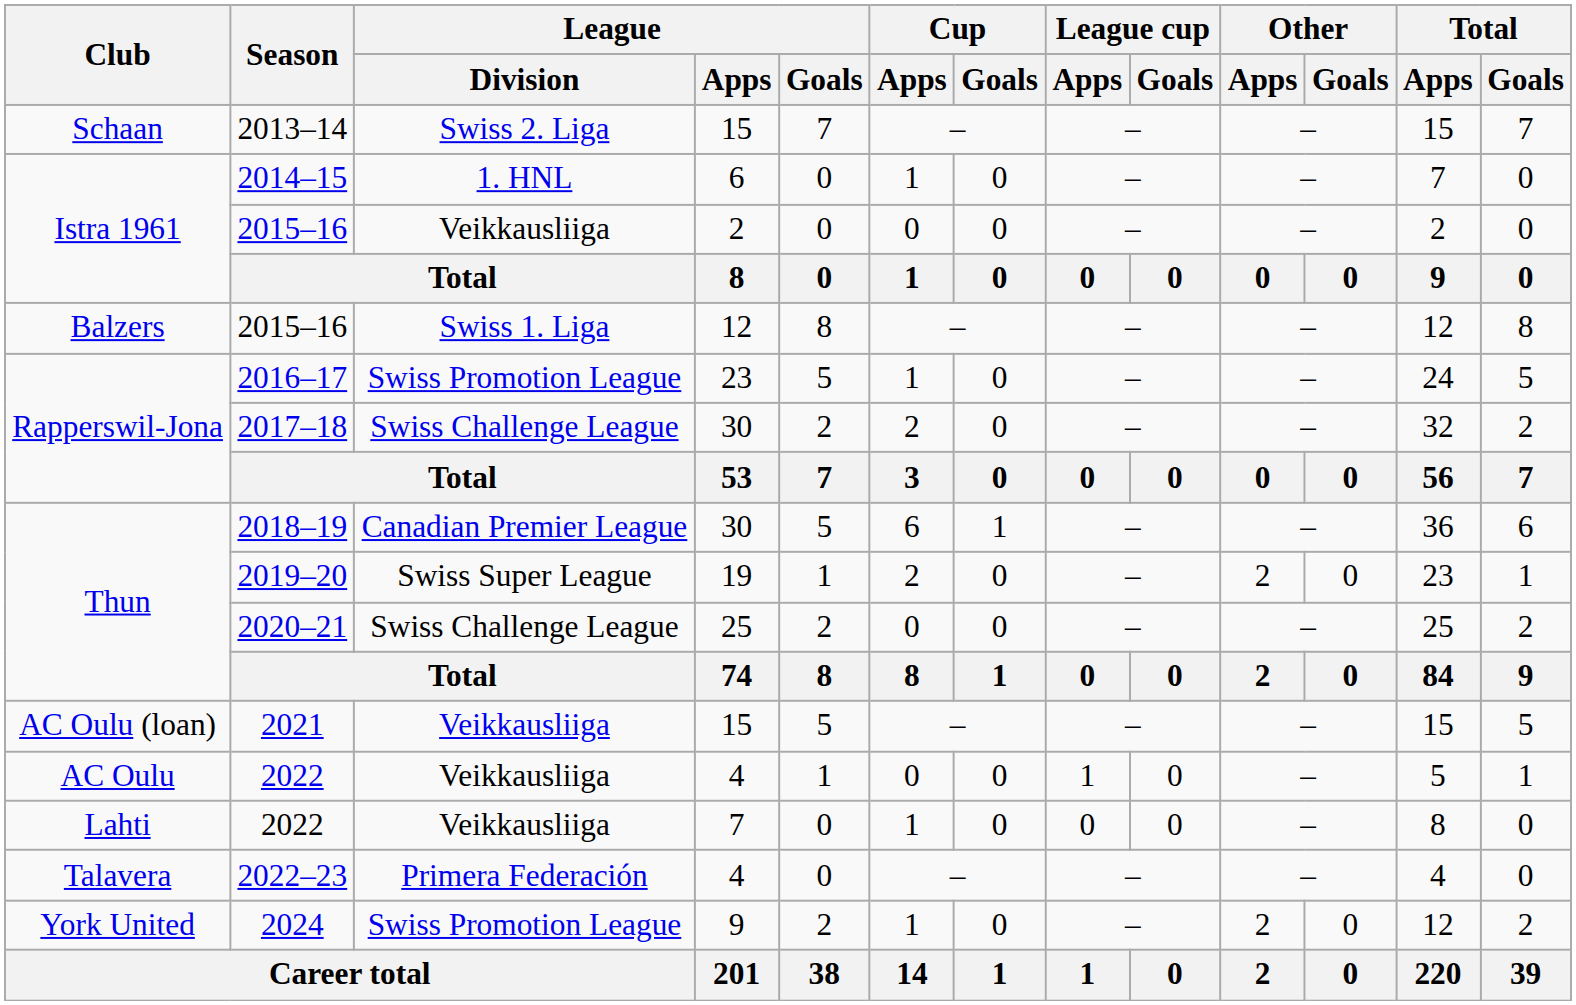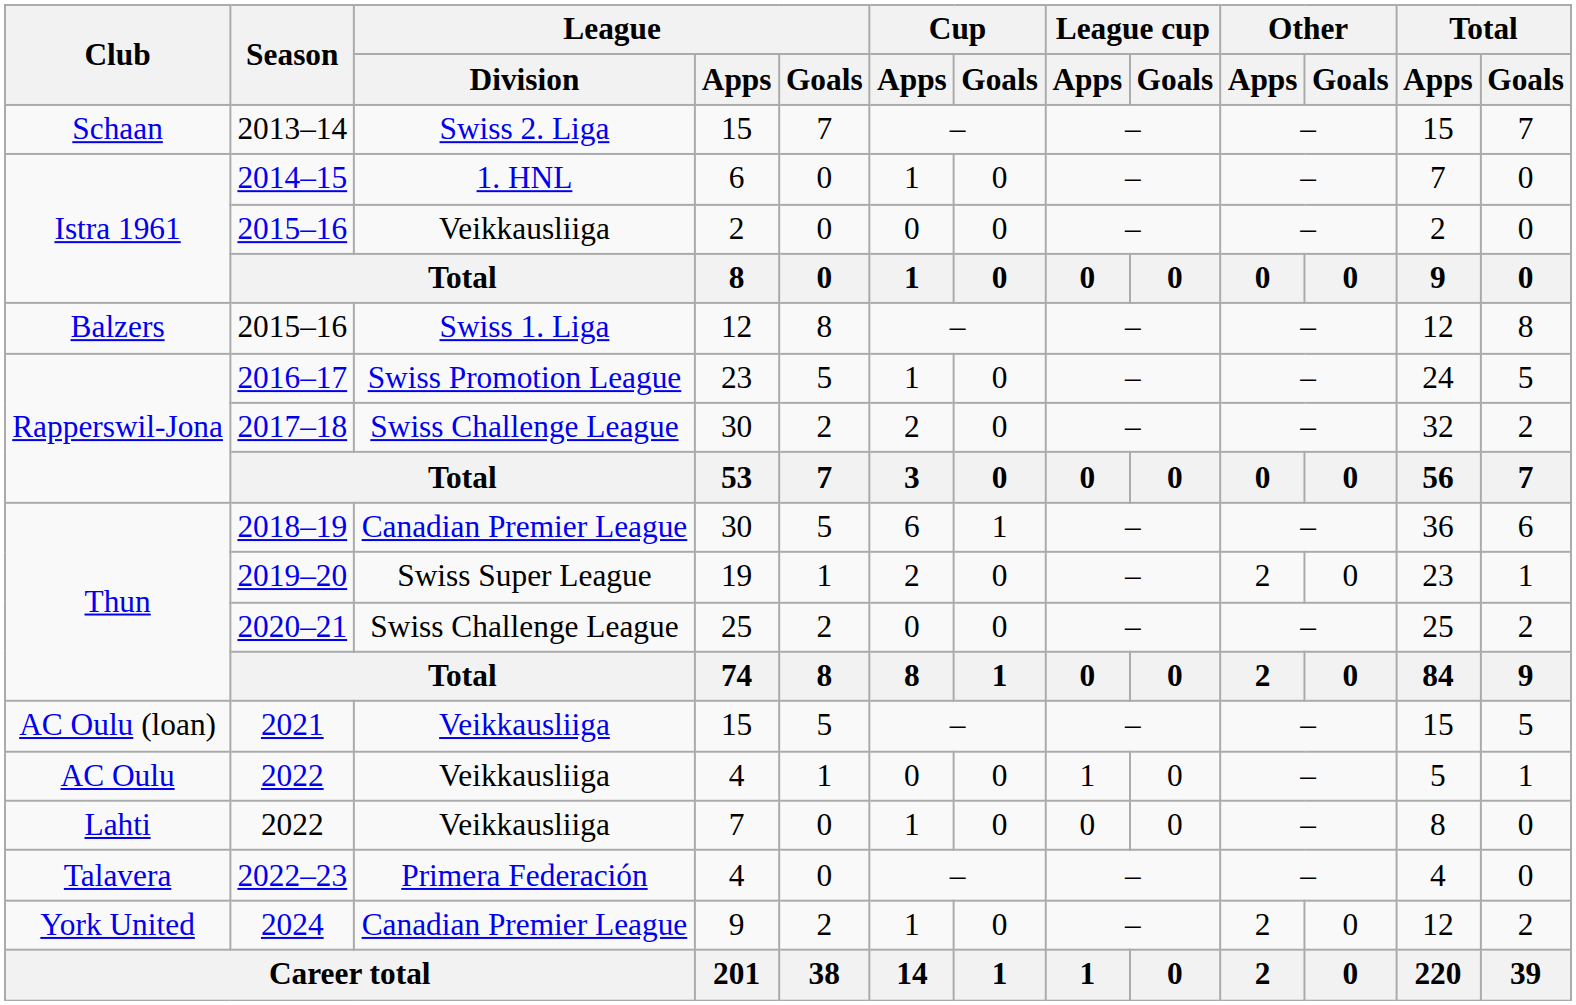(524, 924) Swiss Promotion League -> (524, 924) Canadian Premier League
